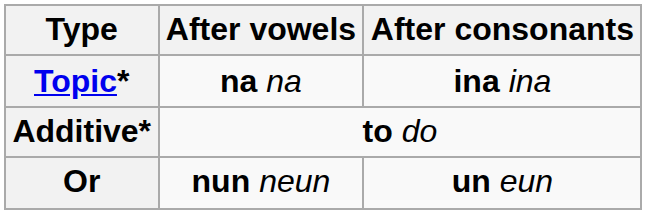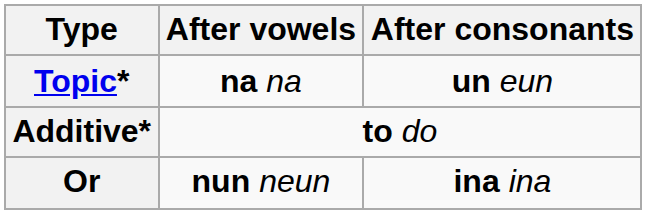(502, 80) ina ina -> (502, 80) un eun
(502, 182) un eun -> (502, 182) ina ina
